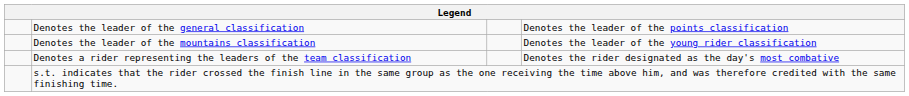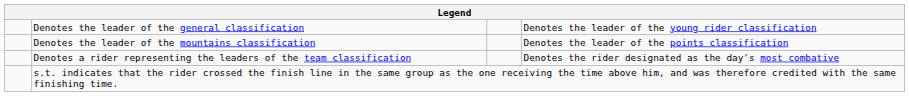(656, 27) Denotes the leader of the points classification -> (670, 27) Denotes the leader of the young rider classification
(670, 42) Denotes the leader of the young rider classification -> (656, 42) Denotes the leader of the points classification
